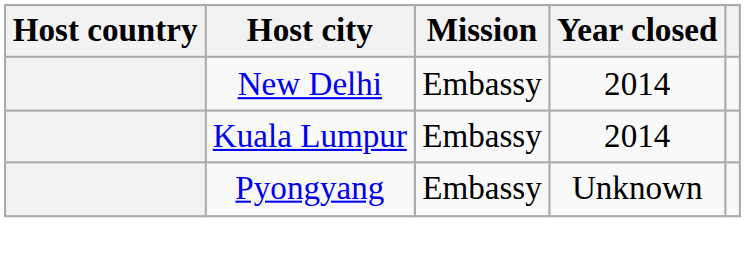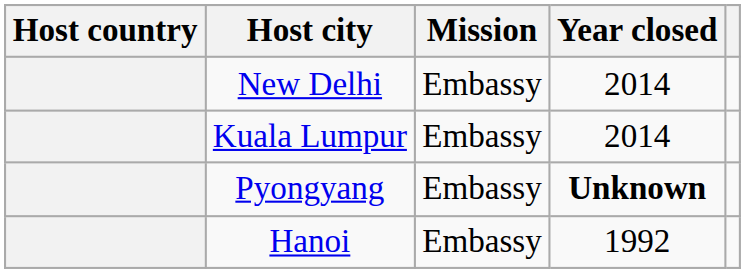(637, 188) normal -> (637, 188) bold
+ row: (310, 240)
